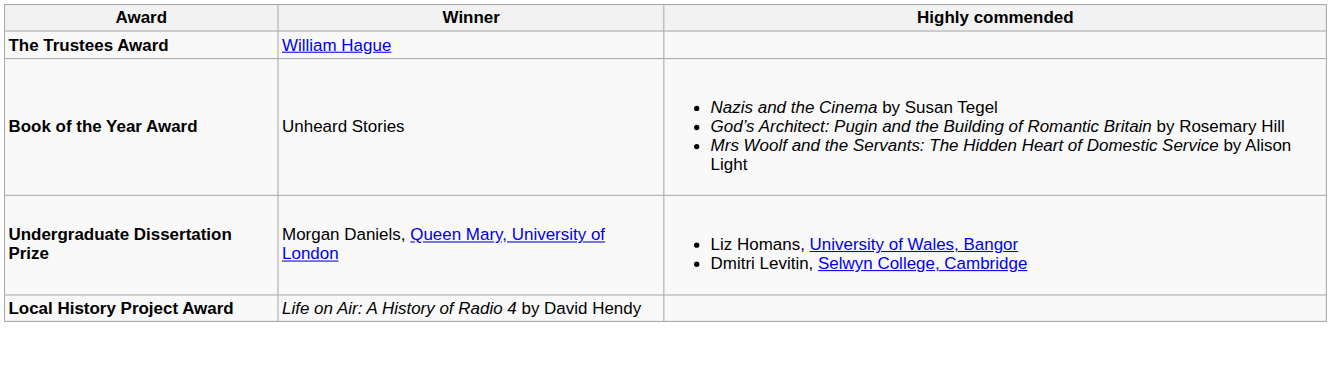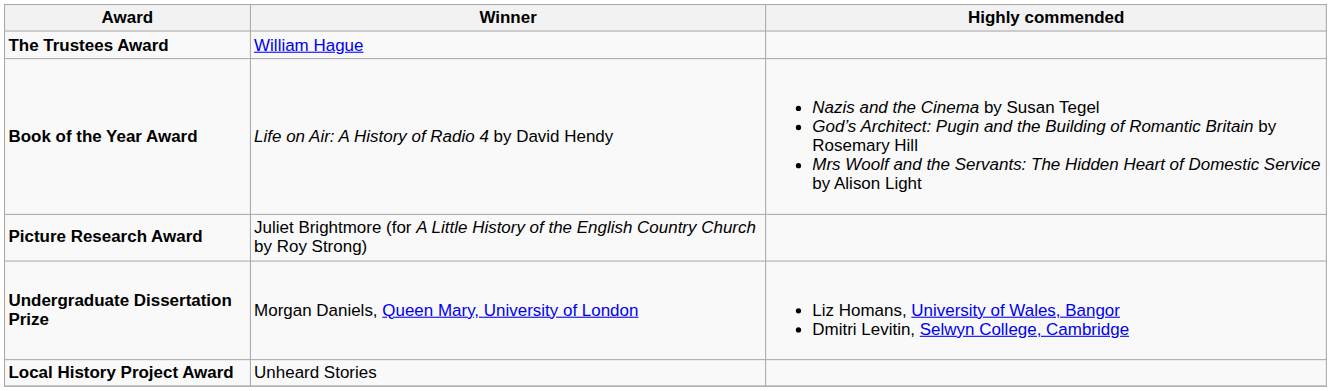(343, 126) Unheard Stories -> (434, 136) Life on Air: A History of Radio 4 by David Hendy
+ row: (106, 237)
(462, 307) Life on Air: A History of Radio 4 by David Hendy -> (315, 372) Unheard Stories
